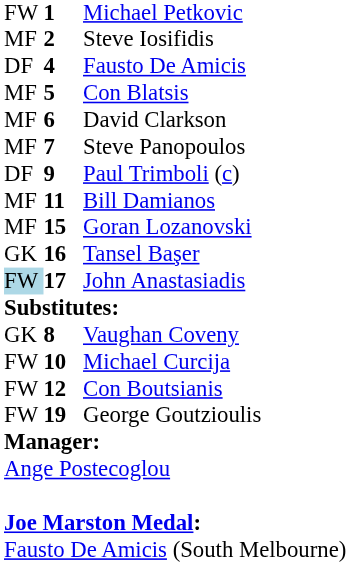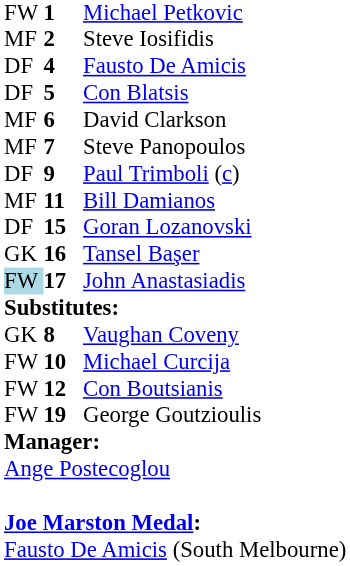(20, 92) MF -> (19, 92) DF
(20, 227) MF -> (19, 227) DF
